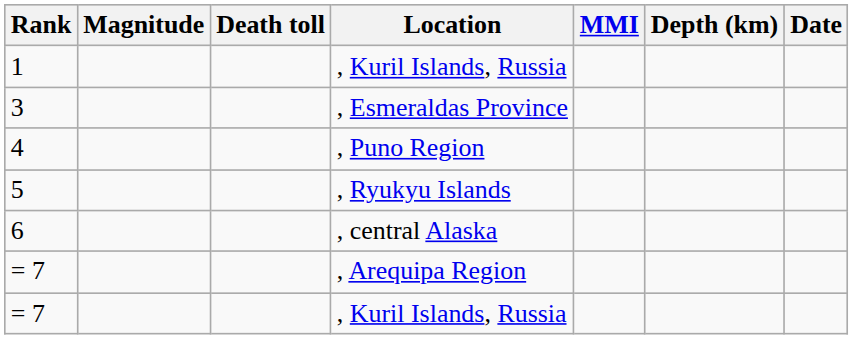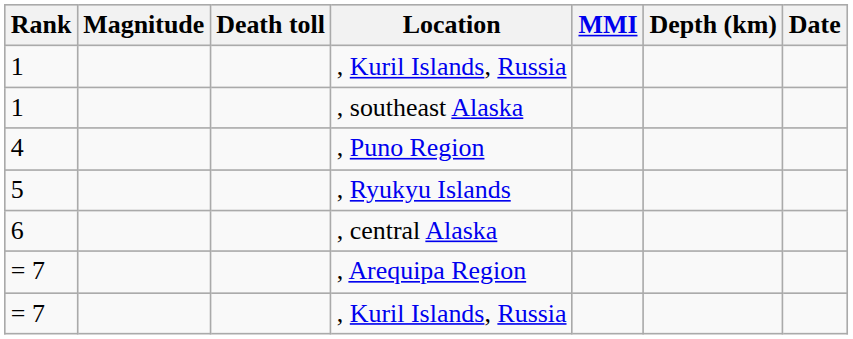+ row: (17, 107)
- row: (17, 107)
